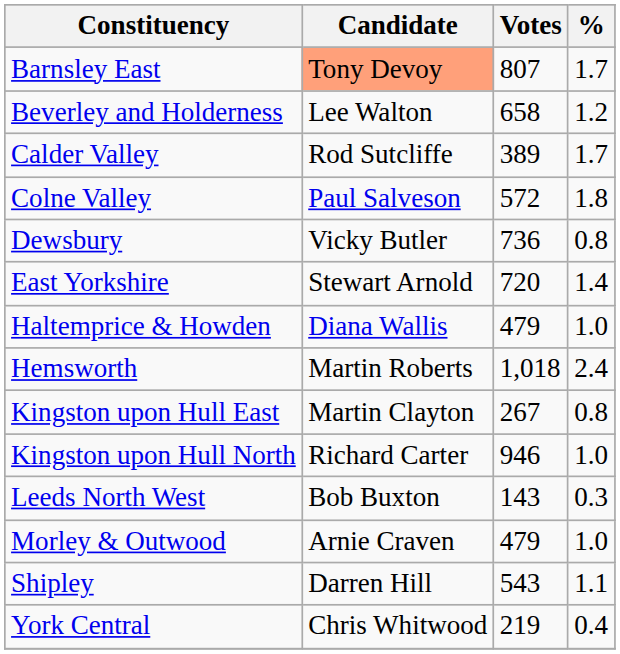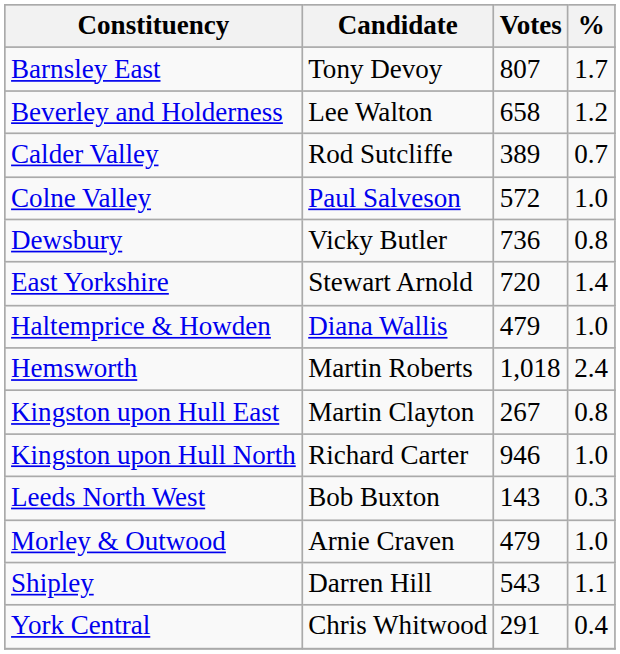(375, 68) lightsalmon background -> (375, 68) no background
(591, 154) 1.7 -> (591, 154) 0.7
(591, 197) 1.8 -> (591, 197) 1.0
(520, 626) 219 -> (520, 626) 291
